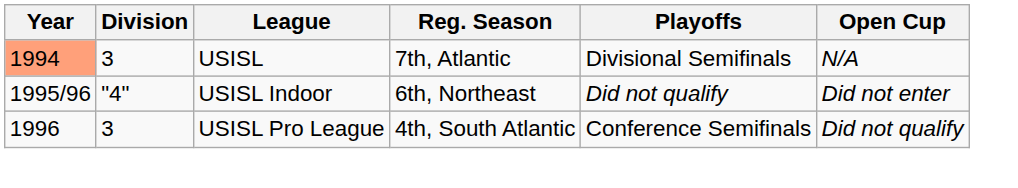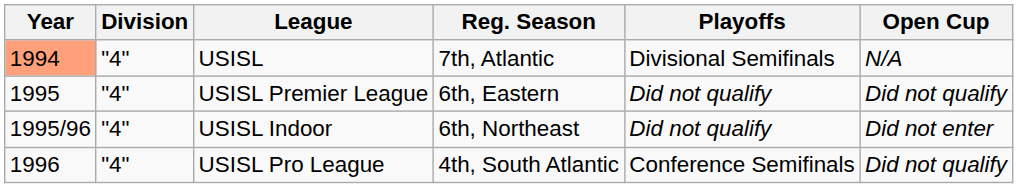(107, 57) 3 -> (115, 57) "4"
+ row: (313, 93)
(107, 128) 3 -> (115, 164) "4"
